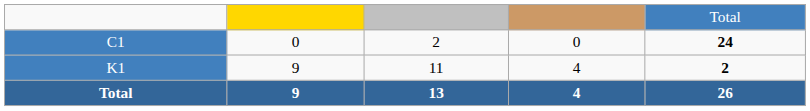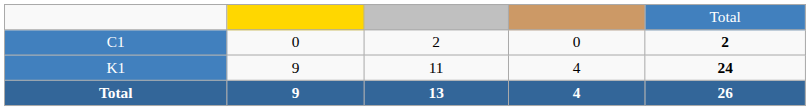(725, 42) 24 -> (725, 42) 2
(725, 67) 2 -> (725, 67) 24
